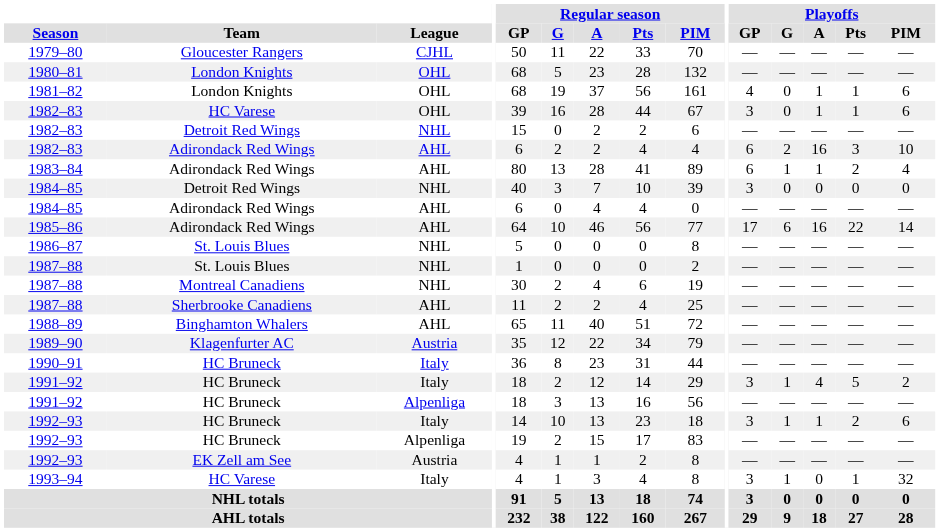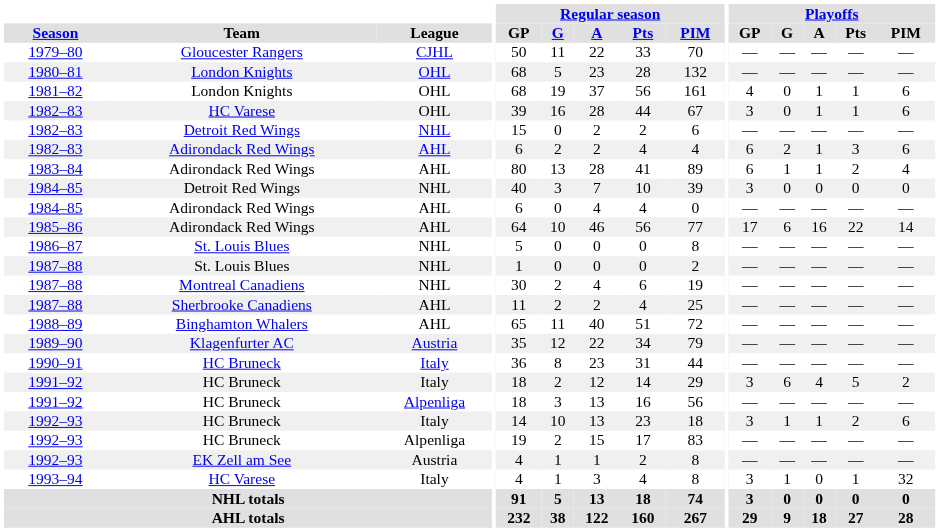(819, 149) 16 -> (819, 149) 1
(906, 149) 10 -> (906, 149) 6
(787, 382) 1 -> (787, 382) 6
